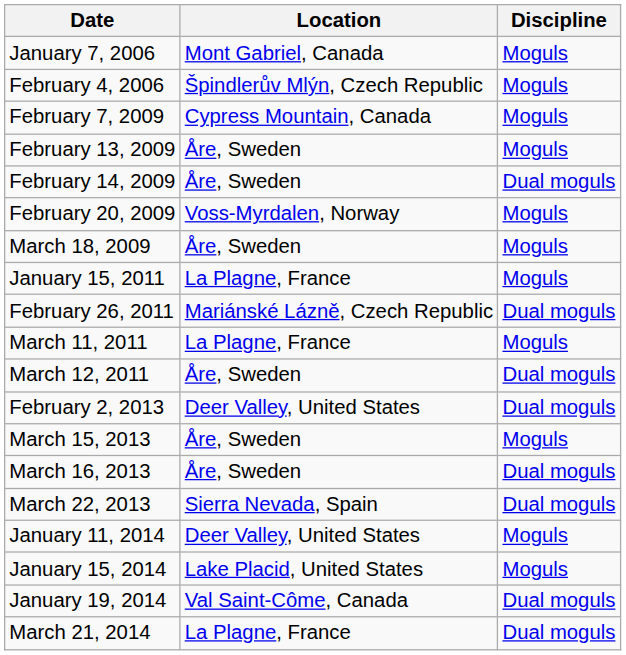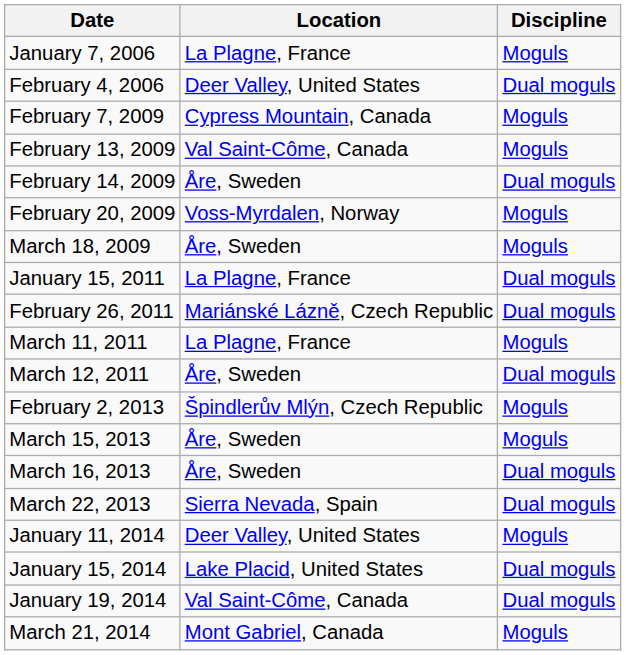(284, 52) Mont Gabriel, Canada -> (268, 52) La Plagne, France
(334, 85) Špindlerův Mlýn, Czech Republic -> (302, 85) Deer Valley, United States
(535, 85) Moguls -> (559, 85) Dual moguls
(243, 149) Åre, Sweden -> (296, 149) Val Saint-Côme, Canada
(535, 278) Moguls -> (559, 278) Dual moguls
(302, 407) Deer Valley, United States -> (334, 407) Špindlerův Mlýn, Czech Republic
(559, 407) Dual moguls -> (535, 407) Moguls
(535, 568) Moguls -> (559, 568) Dual moguls
(268, 632) La Plagne, France -> (284, 632) Mont Gabriel, Canada
(559, 632) Dual moguls -> (535, 632) Moguls
